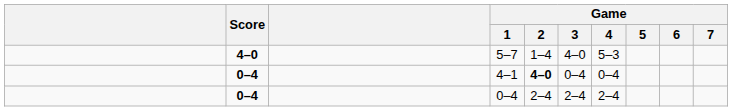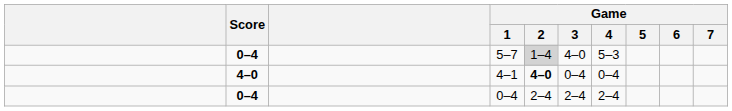(247, 55) 4–0 -> (247, 55) 0–4
(541, 55) no background -> (541, 55) lightgrey background
(247, 75) 0–4 -> (247, 75) 4–0
